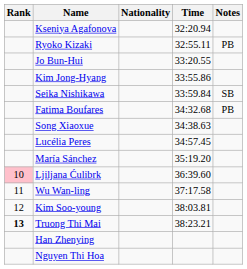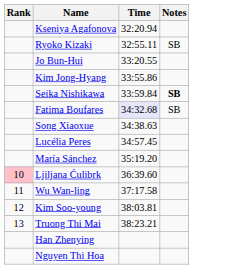- column: (146, 12)
(228, 45) PB -> (174, 45) SB
(228, 93) normal -> (174, 93) bold
(193, 110) no background -> (139, 110) lavender background
(228, 110) PB -> (174, 110) SB
(19, 223) bold -> (19, 223) normal
